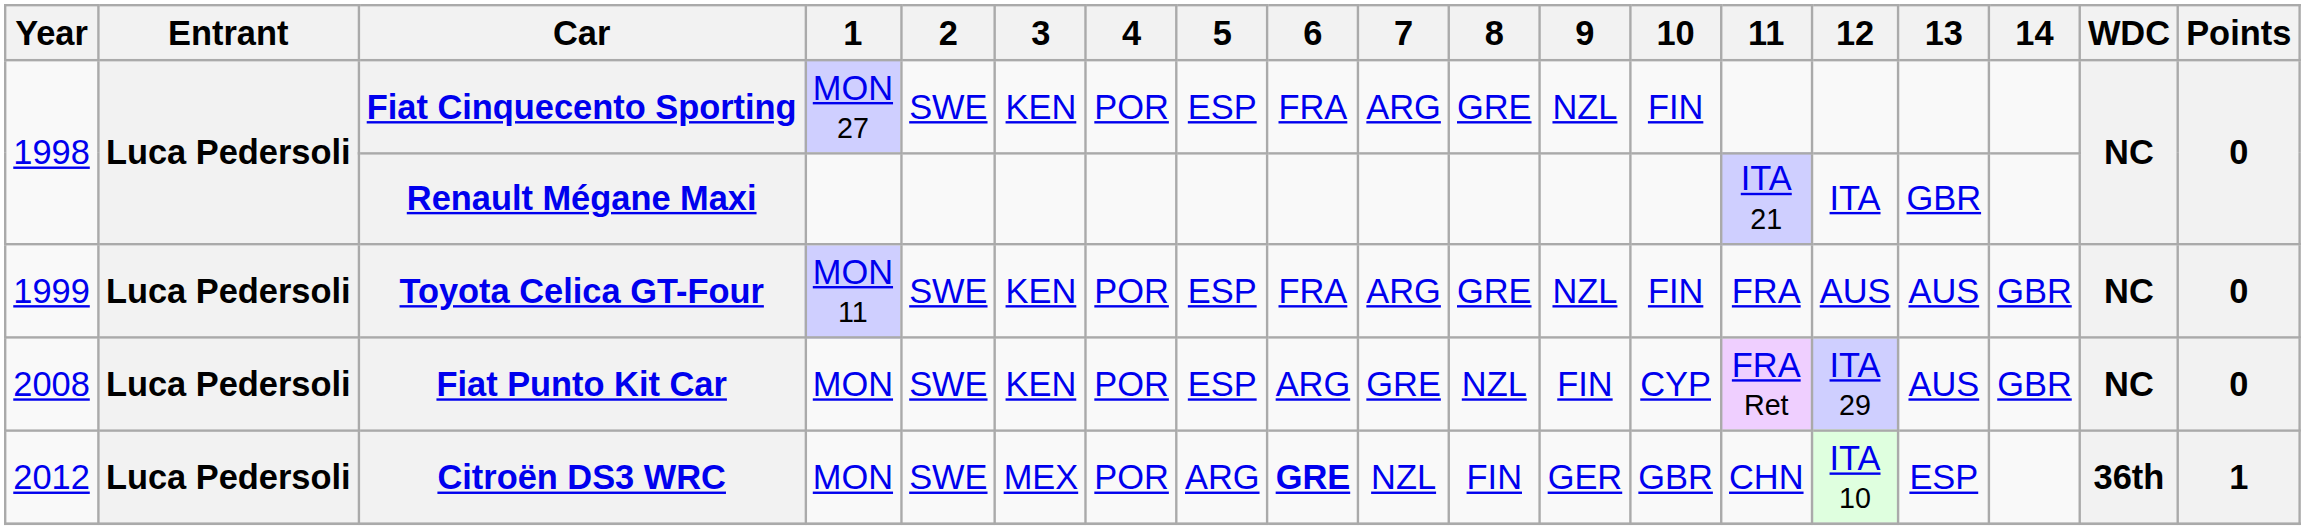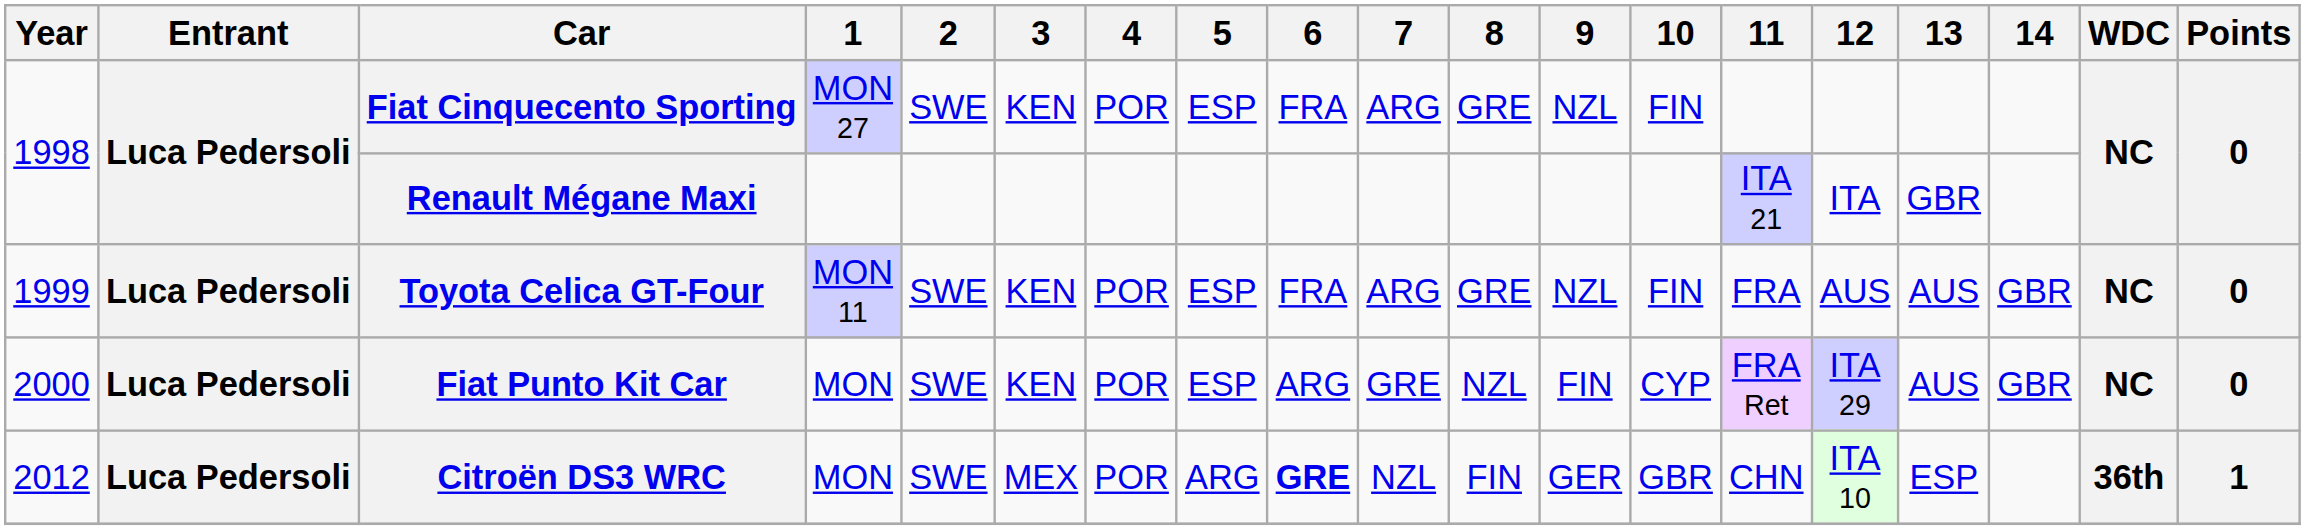(52, 384) 2008 -> (52, 384) 2000
